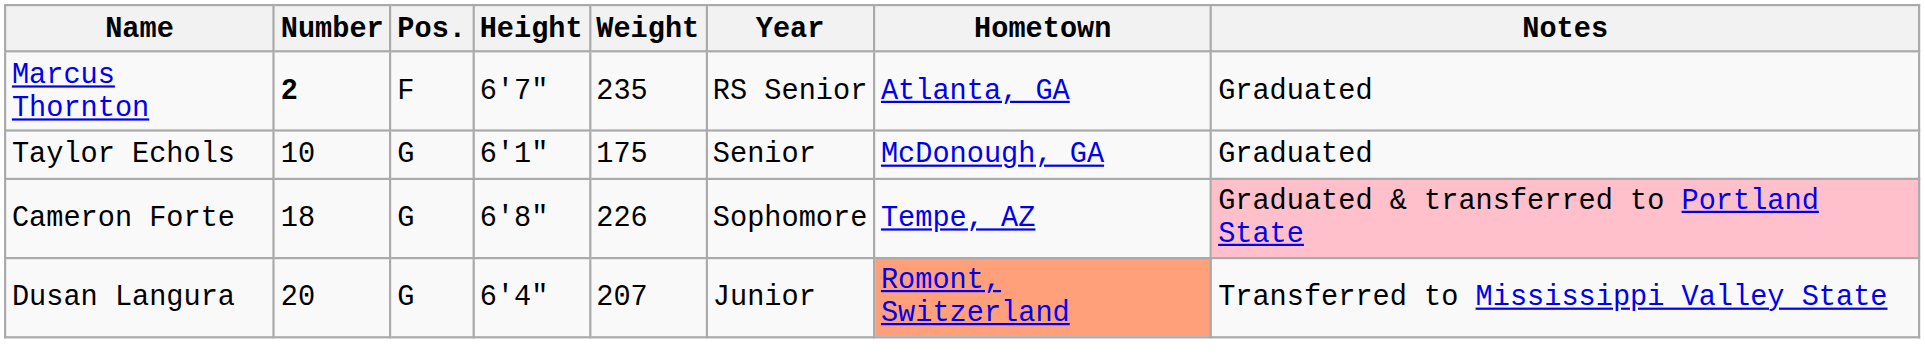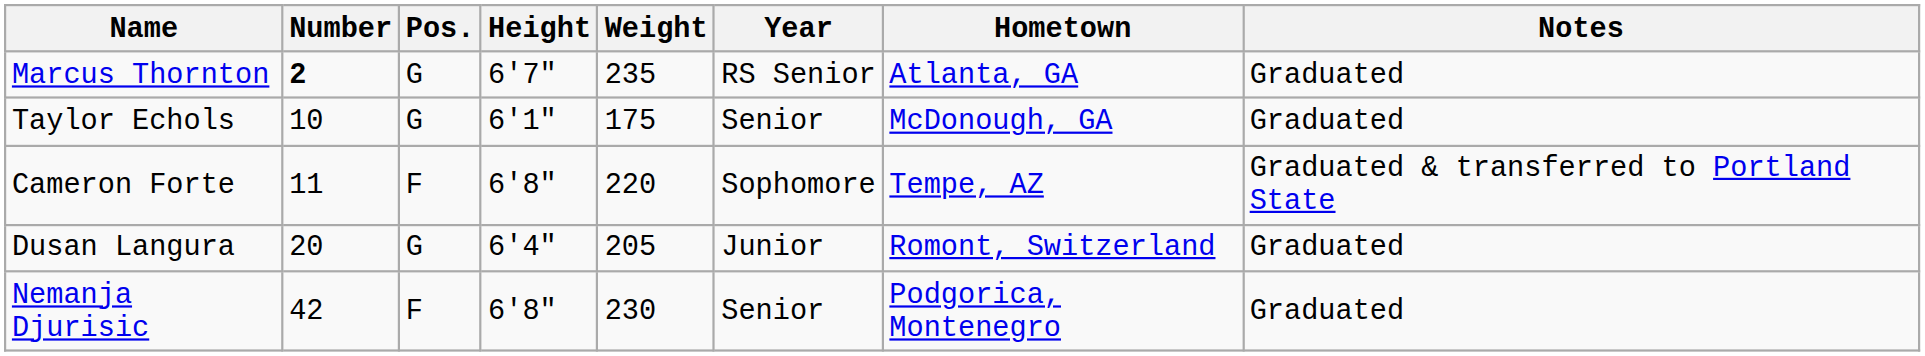(406, 92) F -> (414, 75) G
(298, 218) 18 -> (306, 185) 11
(406, 218) G -> (414, 185) F
(622, 218) 226 -> (630, 185) 220
(1518, 218) pink background -> (1550, 185) no background
(622, 297) 207 -> (630, 248) 205
(975, 297) lightsalmon background -> (1052, 248) no background
(1553, 297) Transferred to Mississippi Valley State -> (1327, 248) Graduated
+ row: (81, 311)
